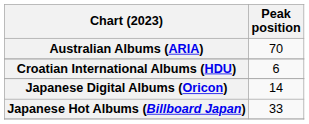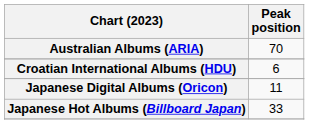(276, 88) 14 -> (276, 88) 11
